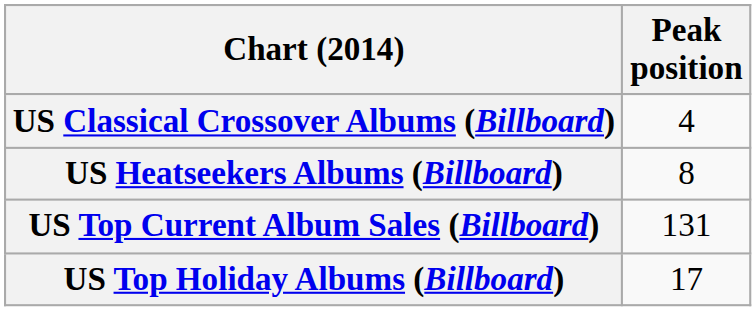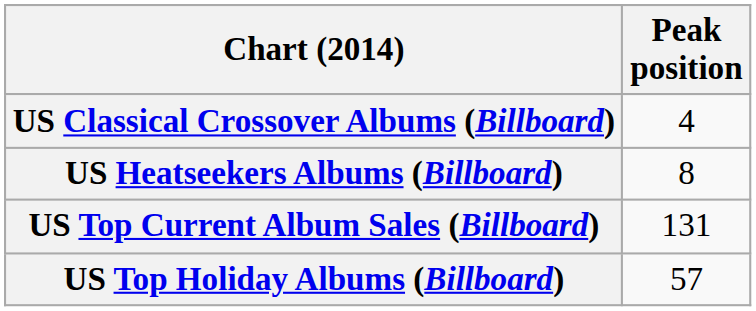(686, 278) 17 -> (686, 278) 57
